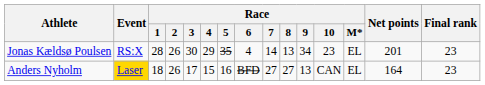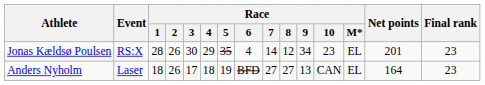(288, 51) 13 -> (288, 51) 12
(130, 71) gold background -> (130, 71) no background
(209, 71) 15 -> (209, 71) 18
(226, 71) 16 -> (226, 71) 19
